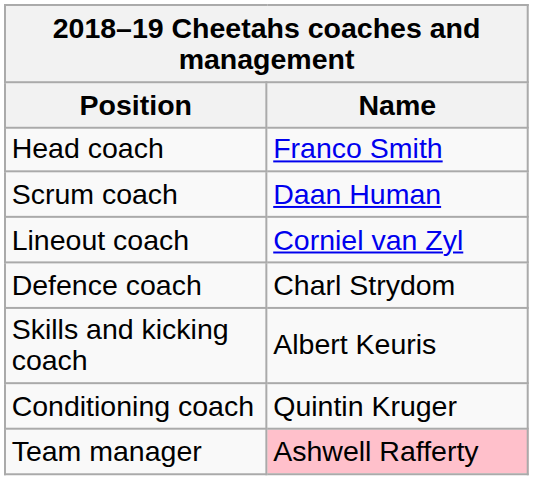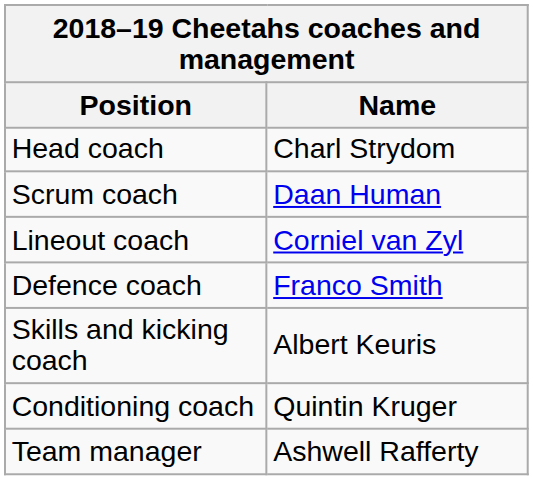(358, 150) Franco Smith -> (364, 150) Charl Strydom
(364, 285) Charl Strydom -> (358, 285) Franco Smith
(376, 452) pink background -> (376, 452) no background
